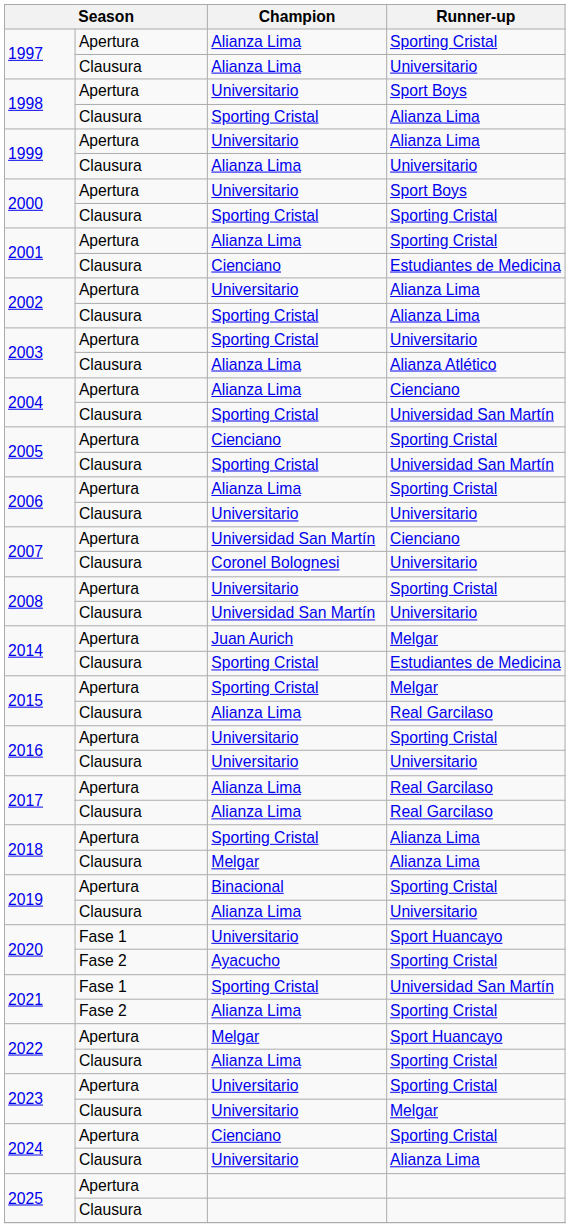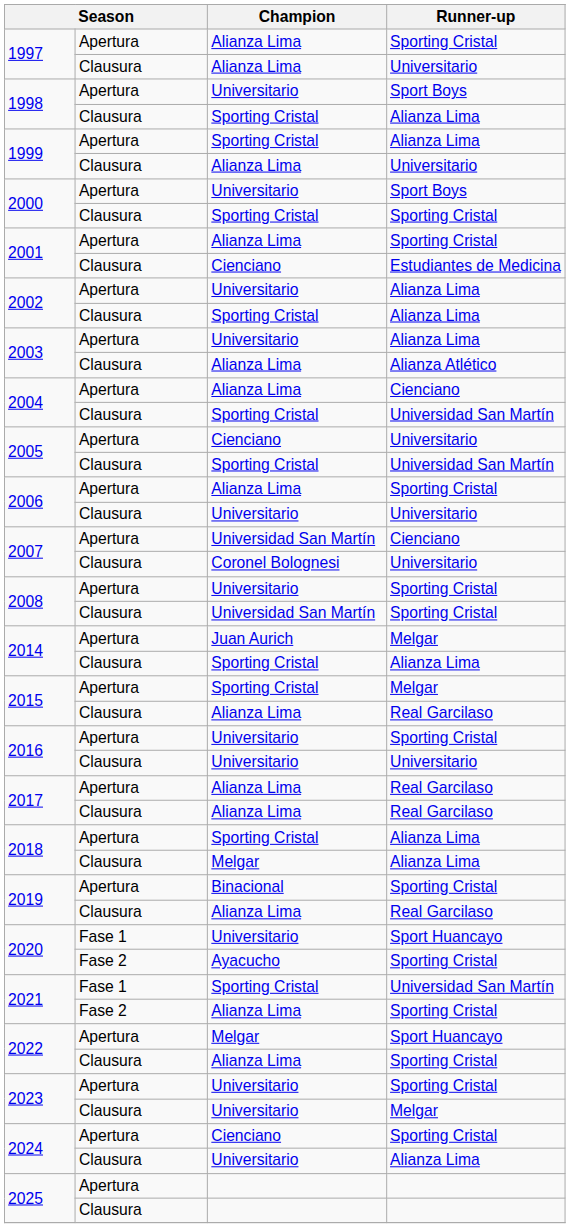(255, 141) Universitario -> (265, 141) Sporting Cristal
(265, 340) Sporting Cristal -> (255, 340) Universitario
(434, 340) Universitario -> (435, 340) Alianza Lima
(444, 439) Sporting Cristal -> (434, 439) Universitario
(434, 613) Universitario -> (444, 613) Sporting Cristal
(475, 663) Estudiantes de Medicina -> (435, 663) Alianza Lima
(434, 912) Universitario -> (441, 912) Real Garcilaso
